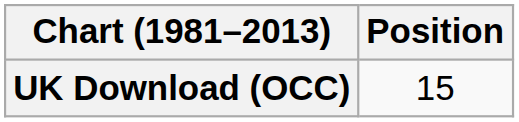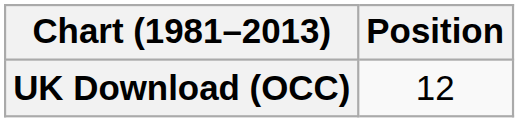(435, 87) 15 -> (435, 87) 12
